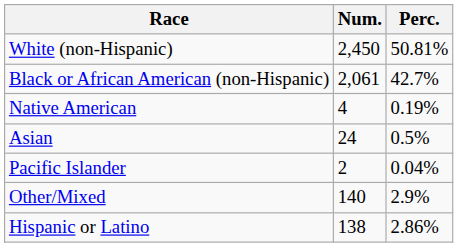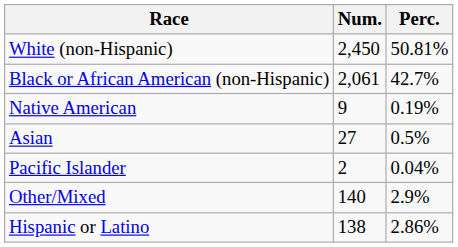(342, 108) 4 -> (342, 108) 9
(347, 138) 24 -> (347, 138) 27
